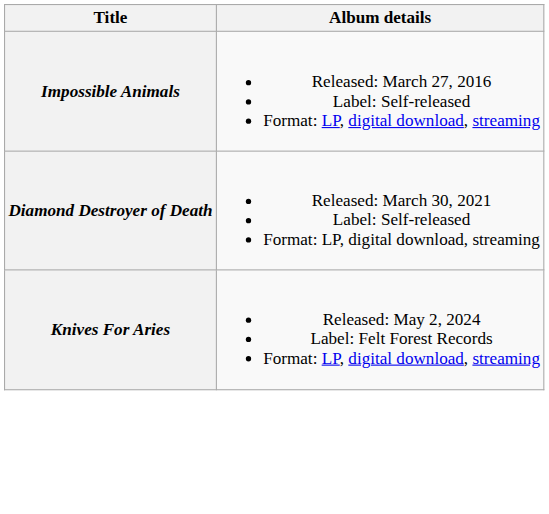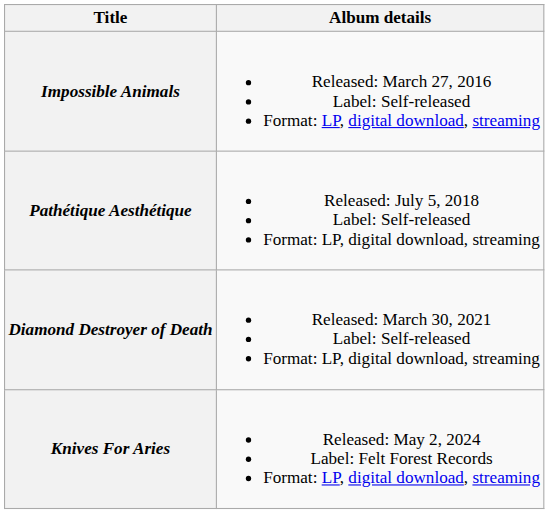+ row: (110, 210)
